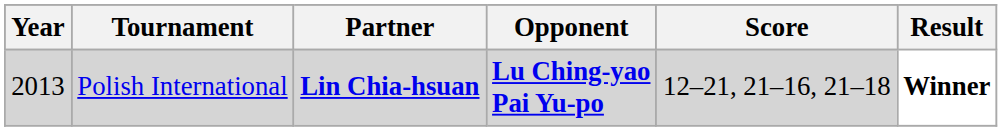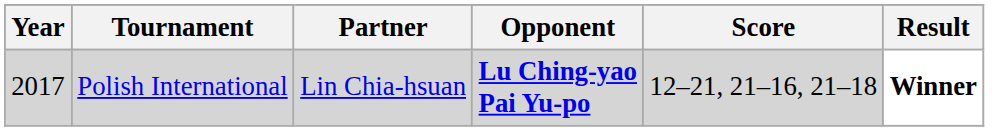(38, 86) 2013 -> (38, 86) 2017
(390, 86) bold -> (383, 86) normal
